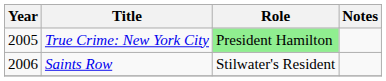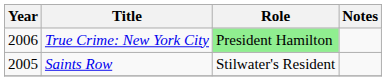(23, 40) 2005 -> (23, 40) 2006
(23, 64) 2006 -> (23, 64) 2005
